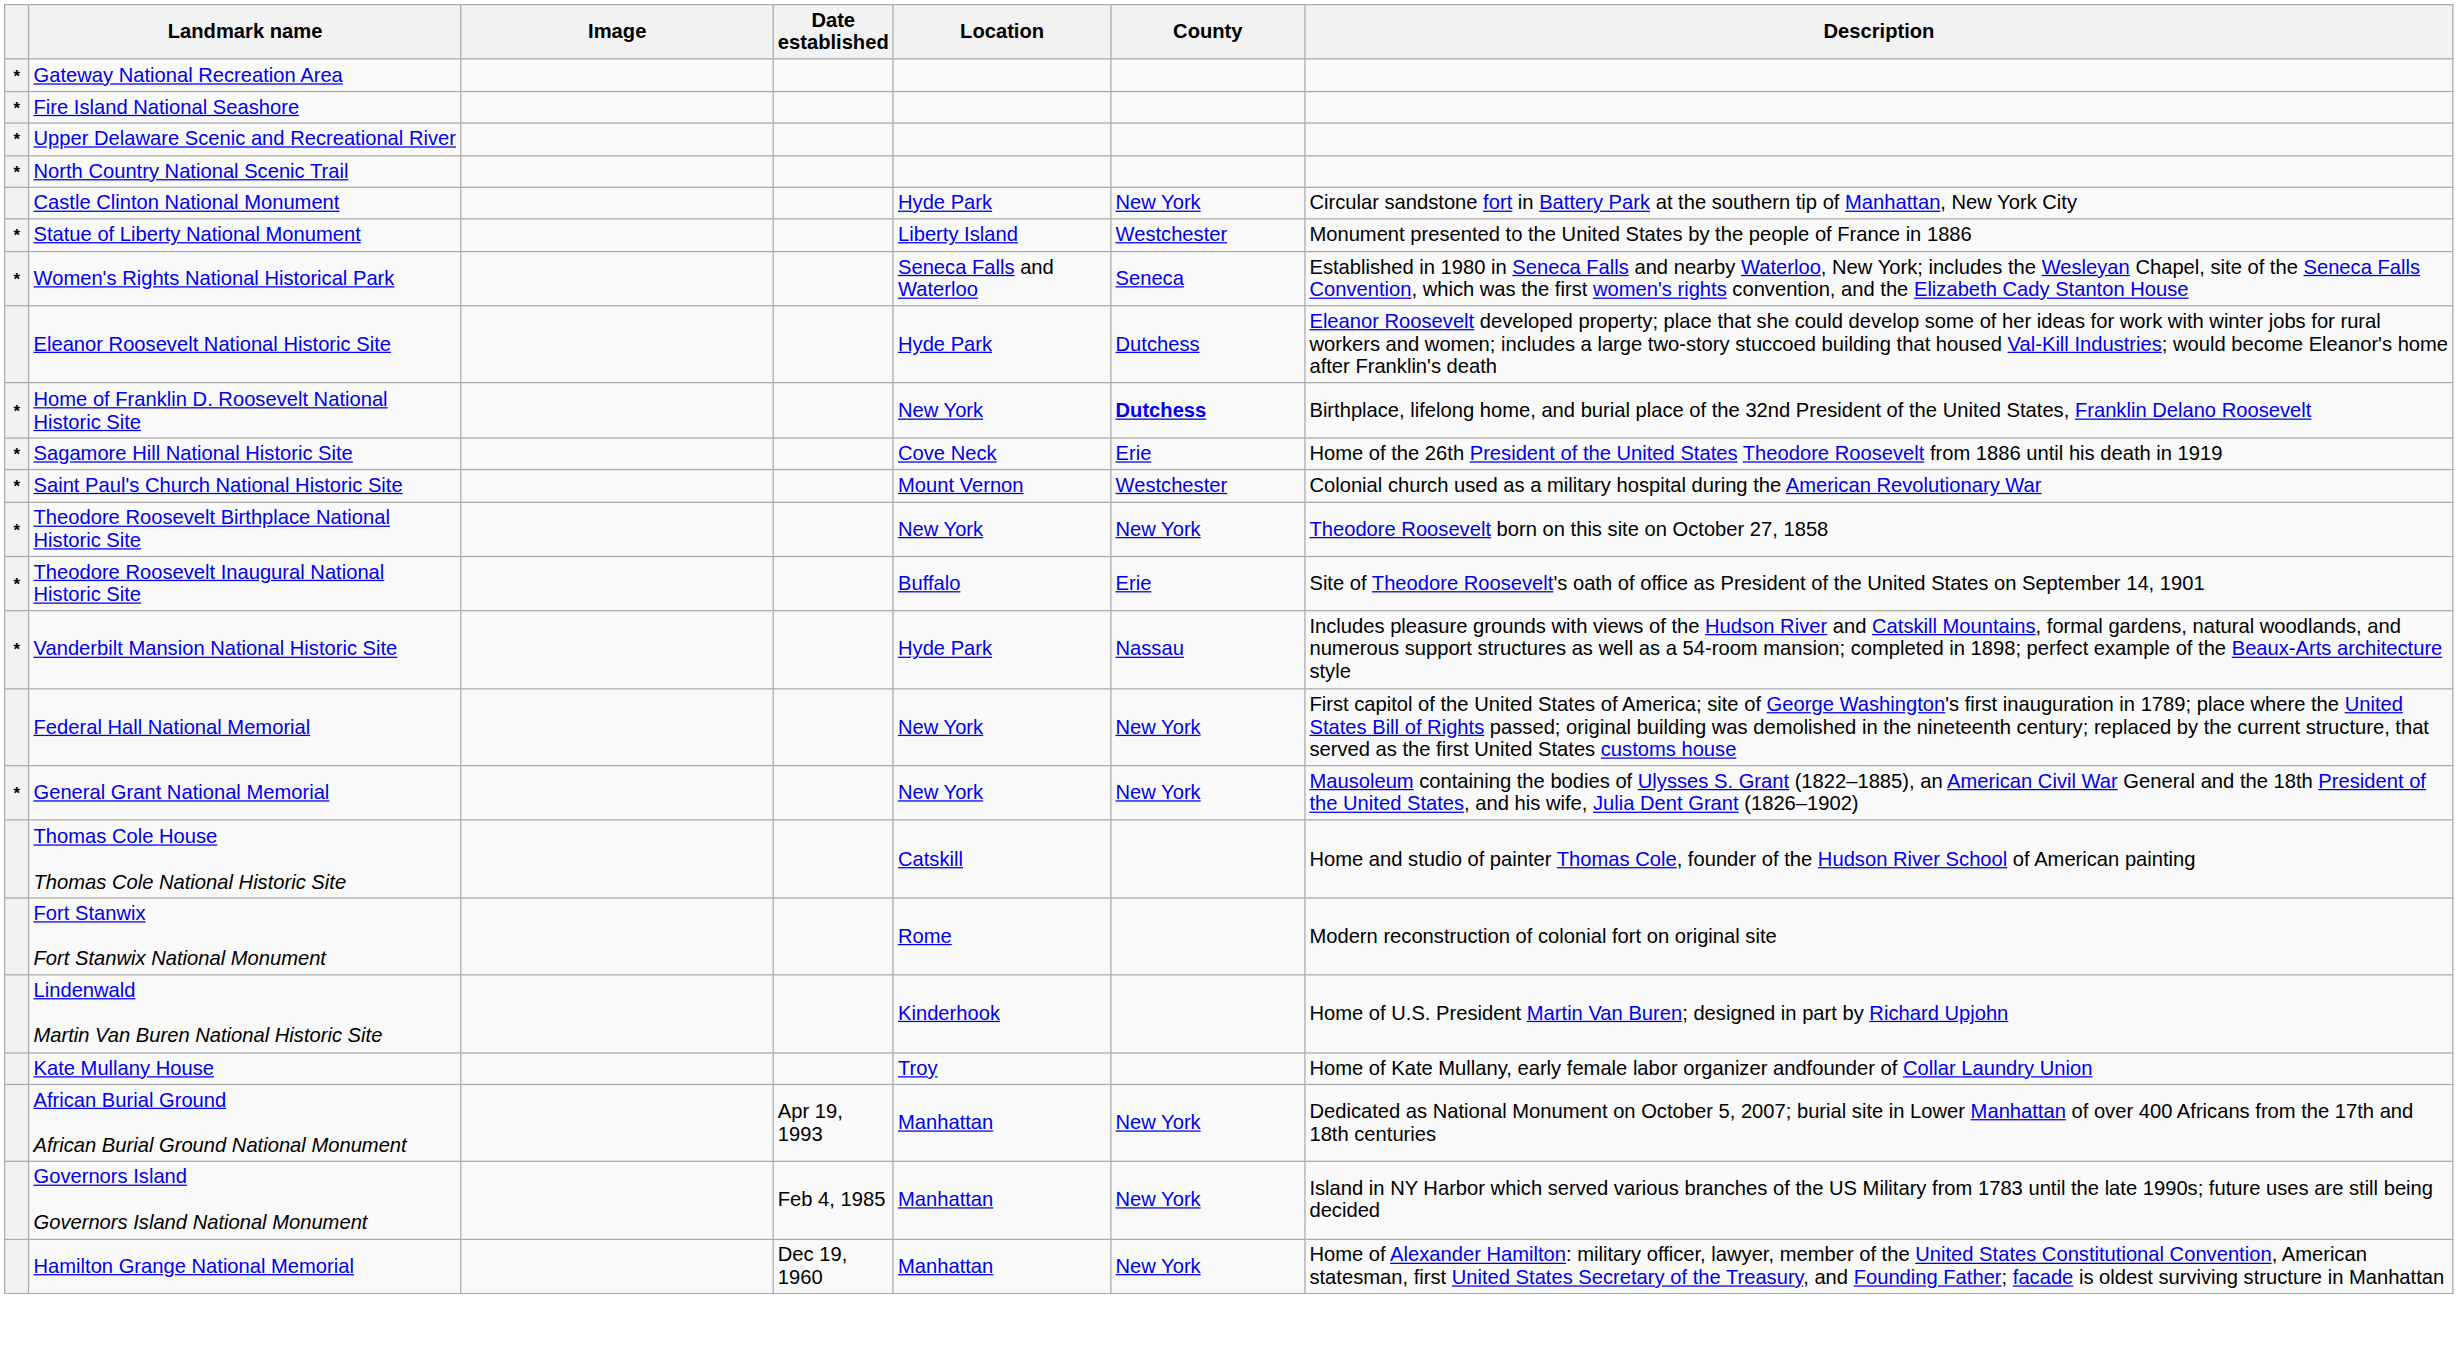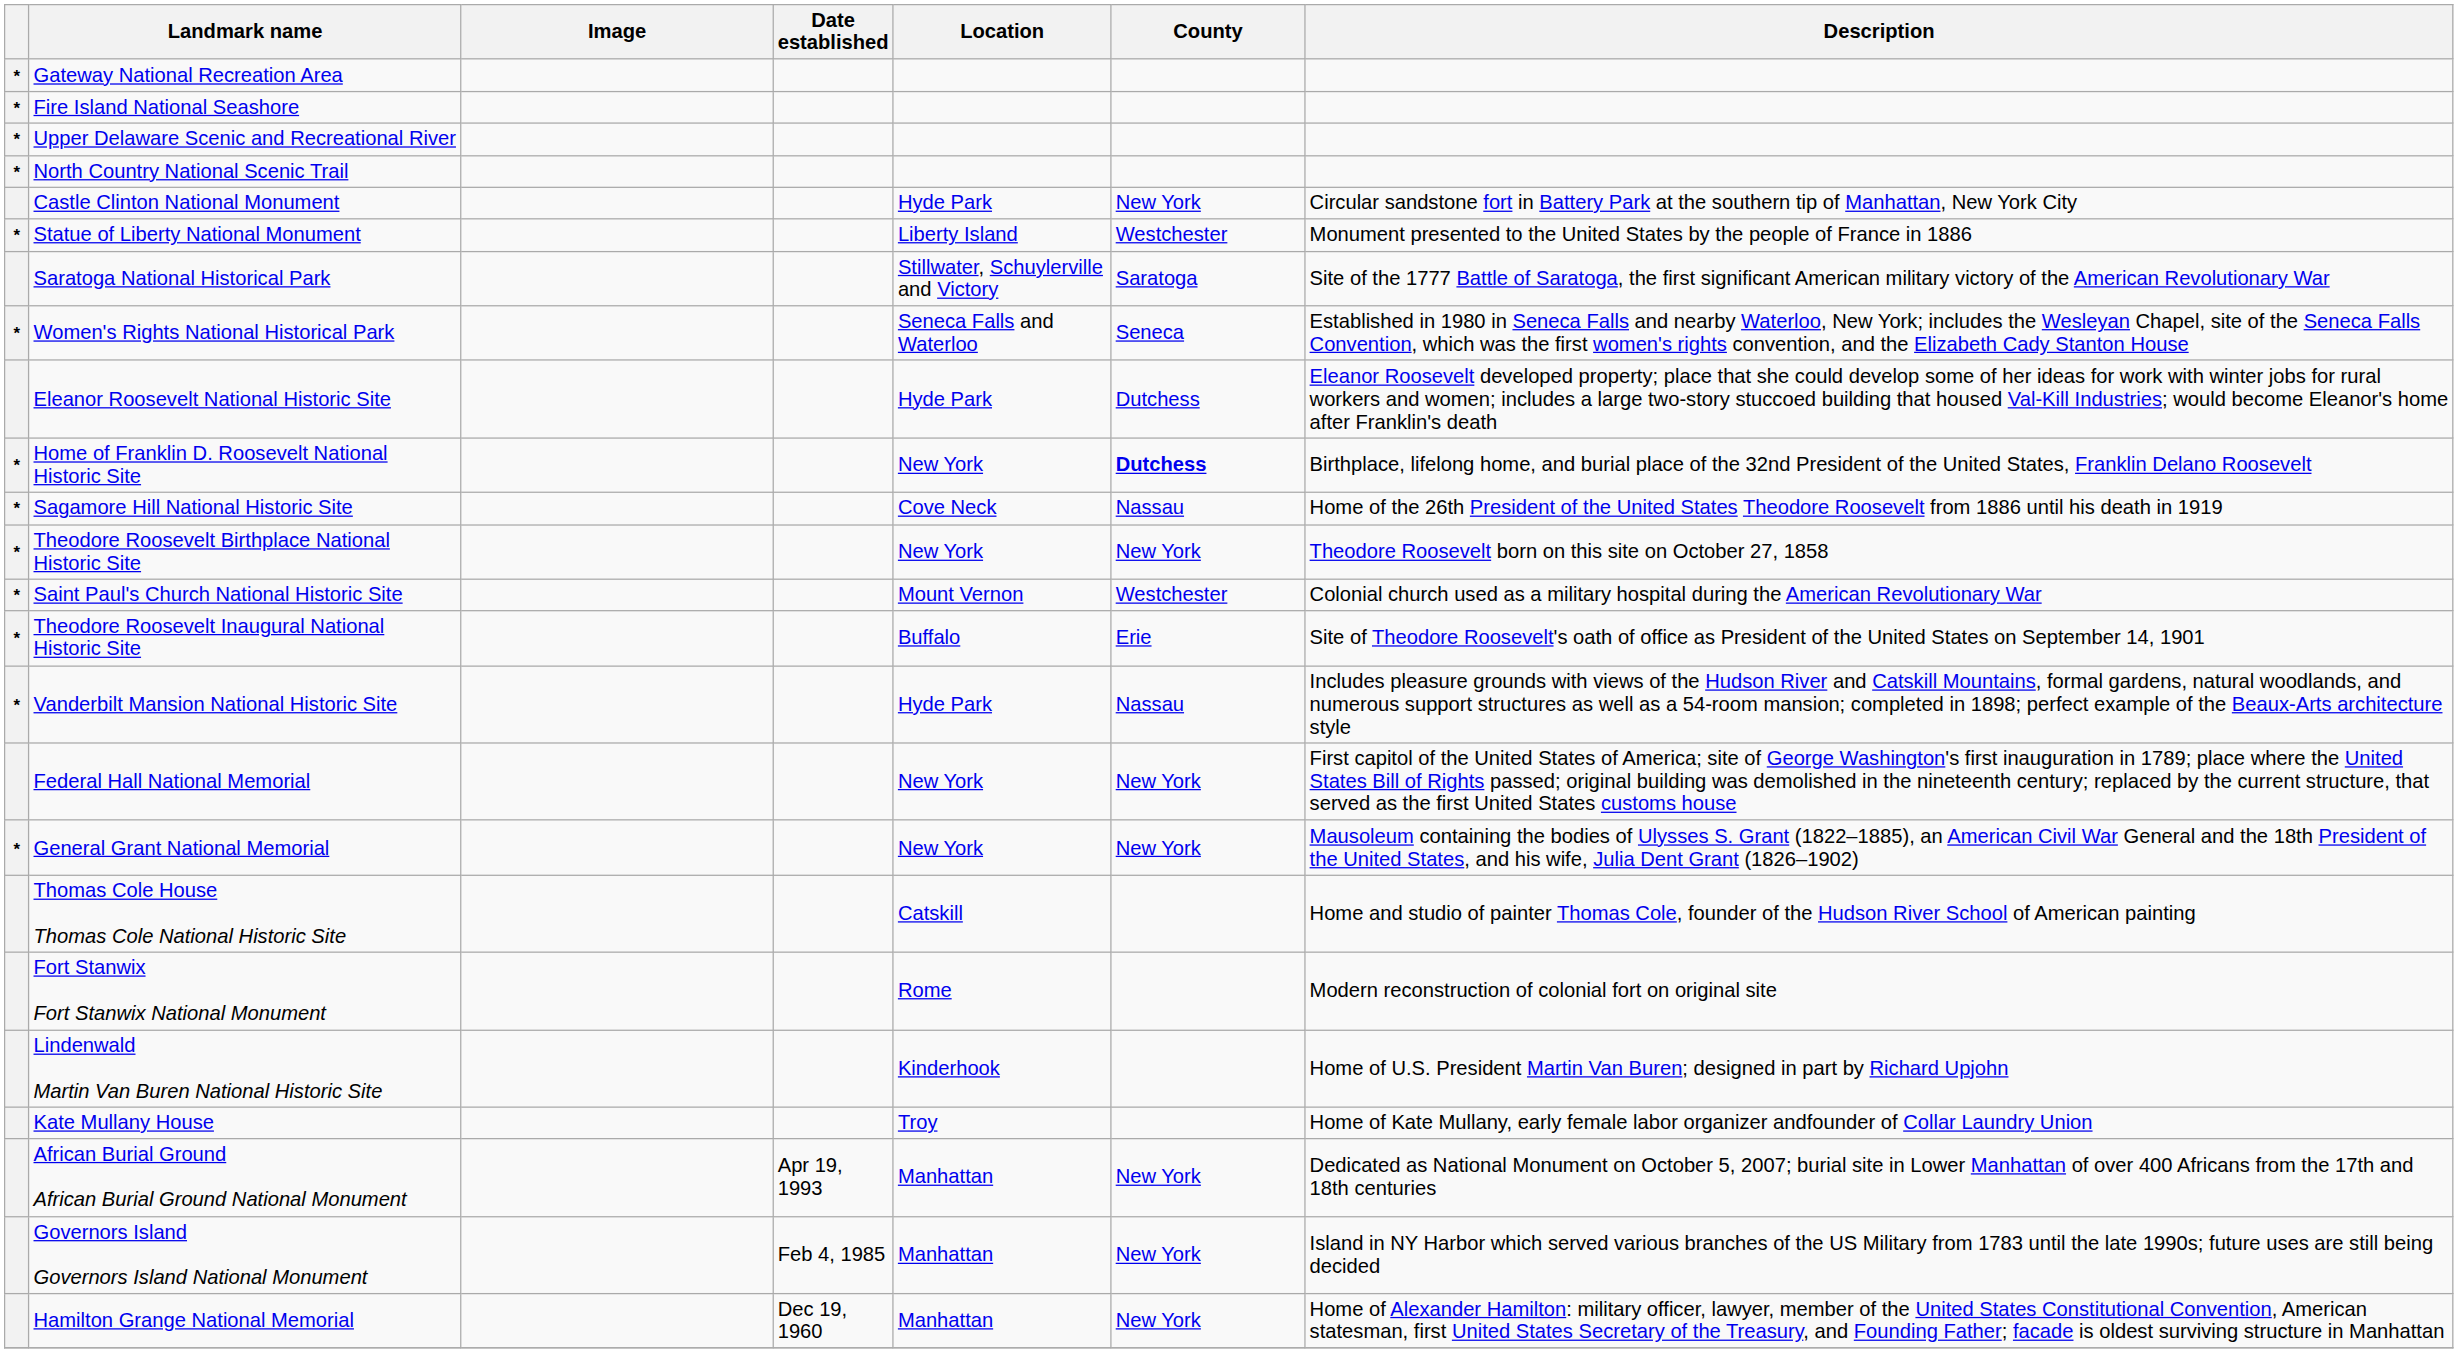+ row: (182, 278)
(1133, 453) Erie -> (1150, 508) Nassau
rows swapped: (218, 485) <-> (212, 528)
